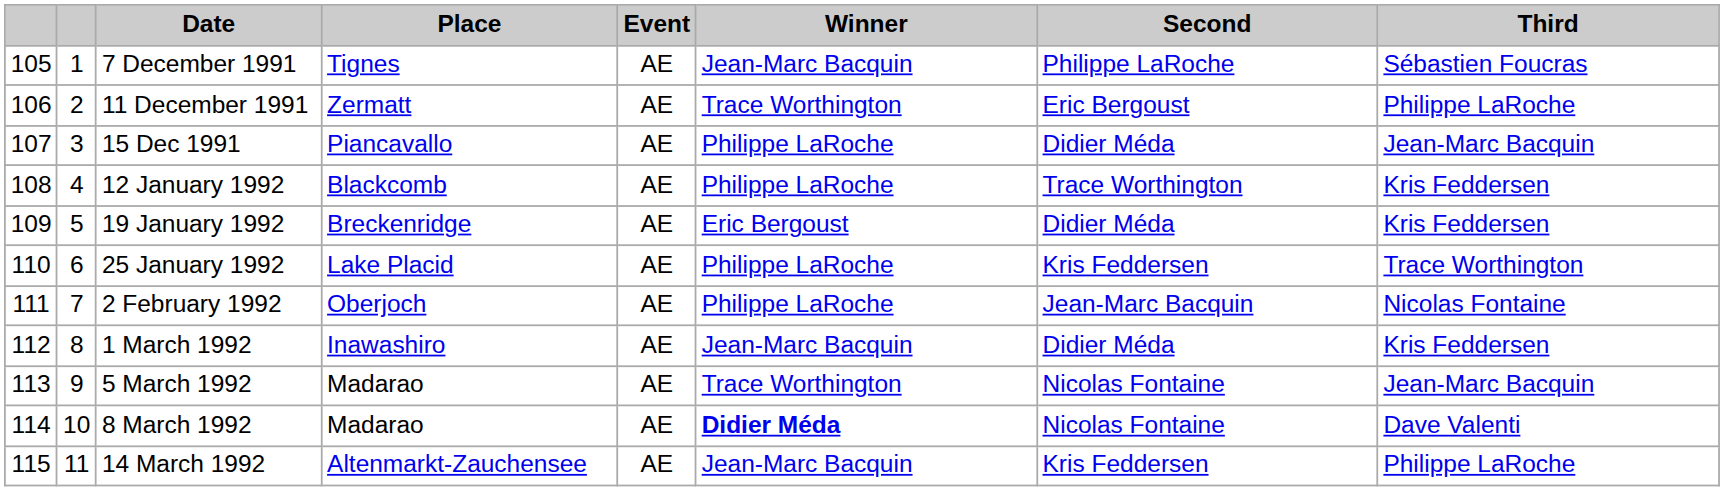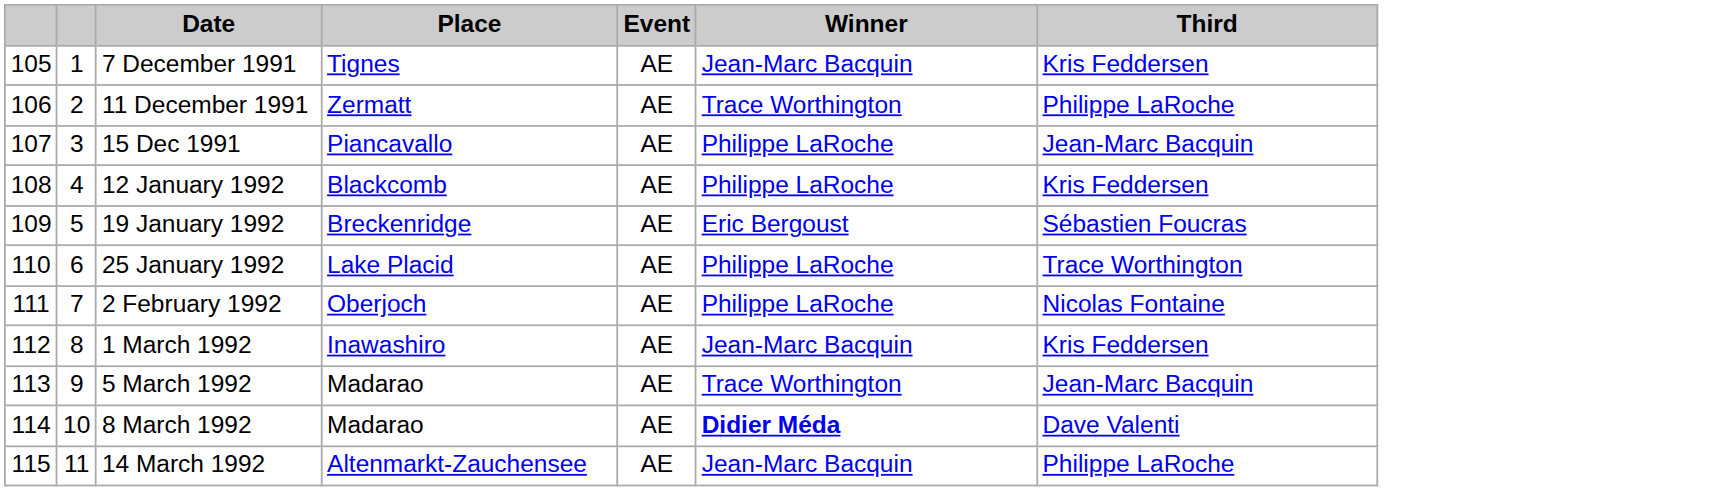- column: (1207, 24)
(1485, 64) Sébastien Foucras -> (1126, 64) Kris Feddersen
(1466, 224) Kris Feddersen -> (1145, 224) Sébastien Foucras
